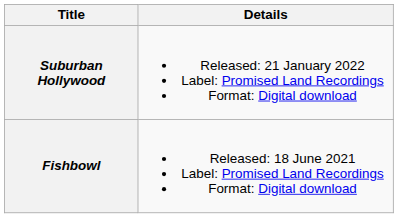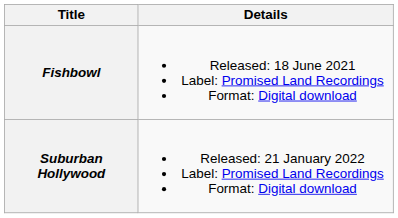rows swapped: (71, 166) <-> (71, 72)
